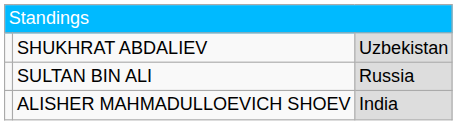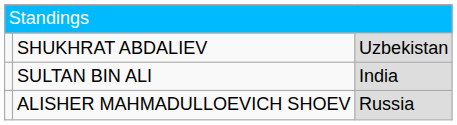(387, 76) Russia -> (379, 76) India
(379, 104) India -> (387, 104) Russia
